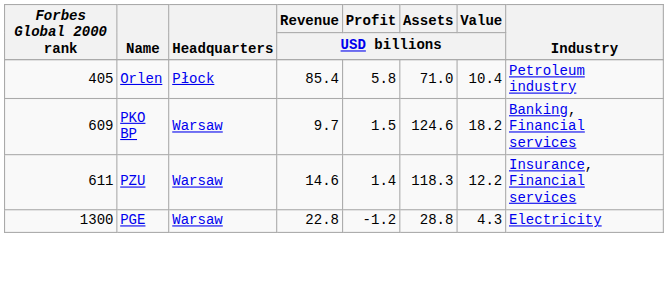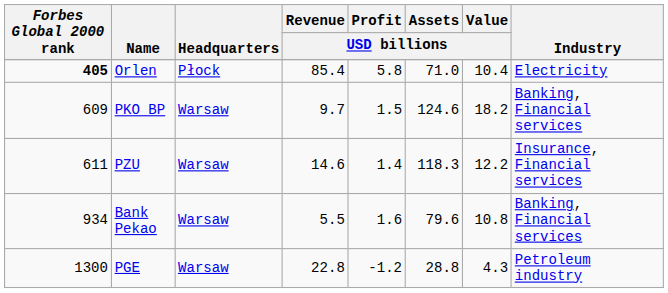(101, 79) normal -> (95, 71) bold
(547, 79) Petroleum industry -> (561, 71) Electricity
+ row: (136, 221)
(555, 221) Electricity -> (553, 268) Petroleum industry
